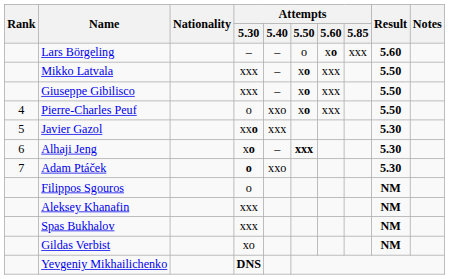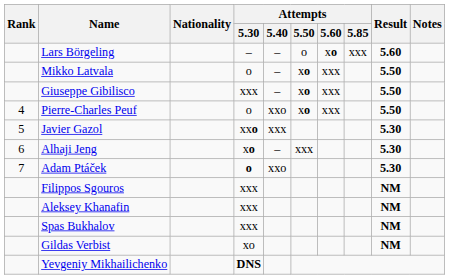(249, 71) xxx -> (249, 71) o
(304, 149) bold -> (304, 149) normal
(249, 187) o -> (249, 187) xxx
